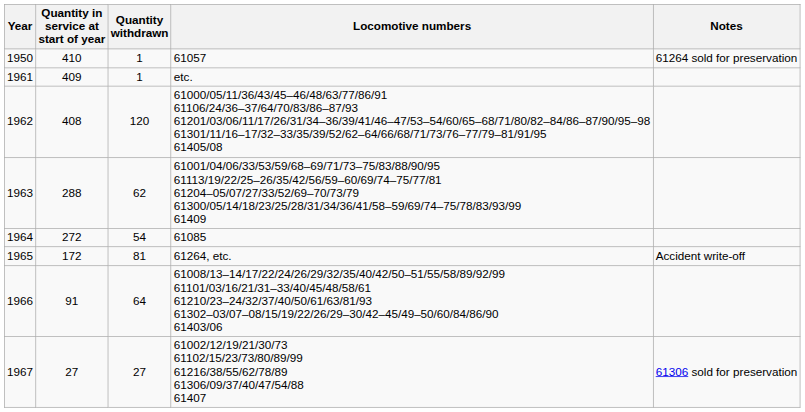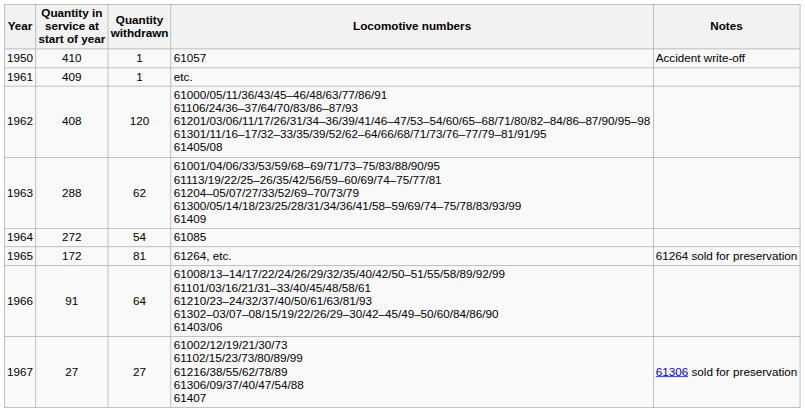(726, 58) 61264 sold for preservation -> (700, 58) Accident write-off
(700, 256) Accident write-off -> (726, 256) 61264 sold for preservation
